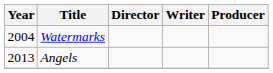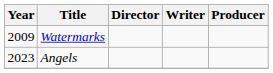(21, 36) 2004 -> (21, 36) 2009
(21, 57) 2013 -> (21, 57) 2023
